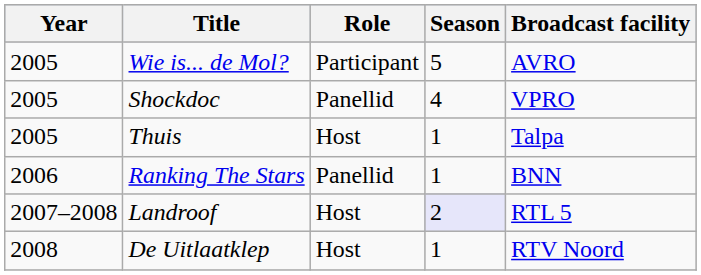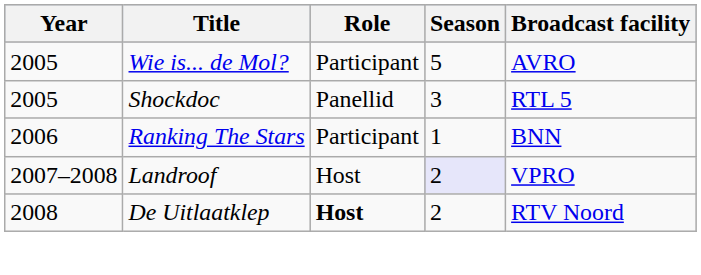(436, 99) 4 -> (436, 99) 3
(543, 99) VPRO -> (541, 99) RTL 5
- row: (155, 136)
(355, 174) Panellid -> (367, 136) Participant
(541, 212) RTL 5 -> (543, 174) VPRO
(338, 250) normal -> (339, 212) bold
(436, 250) 1 -> (436, 212) 2
